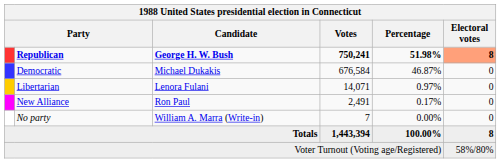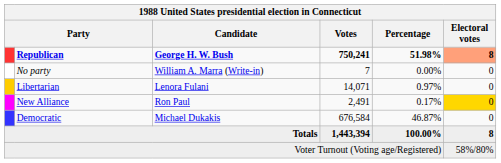rows swapped: (39, 71) <-> (34, 118)
(491, 102) no background -> (491, 102) gold background
